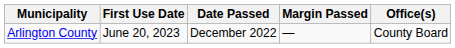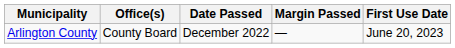columns swapped: (411, 14) <-> (144, 14)
